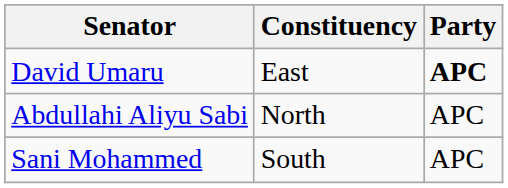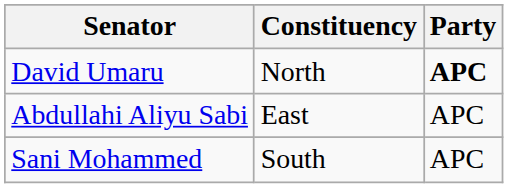(285, 70) East -> (293, 70) North
(293, 114) North -> (285, 114) East
